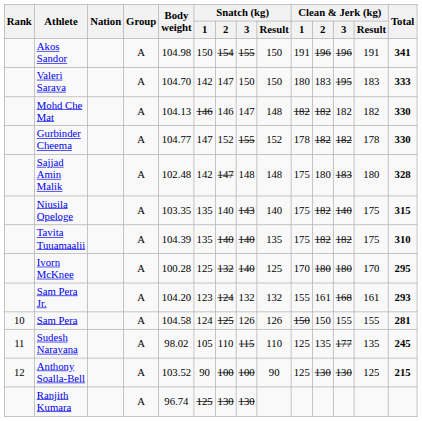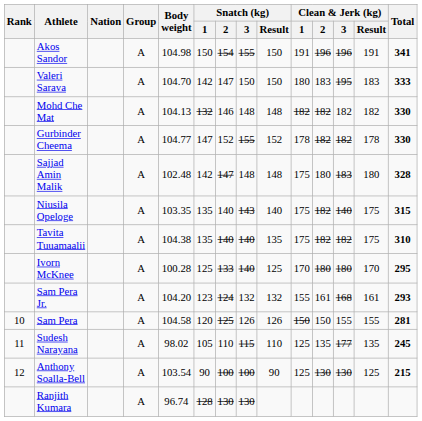(205, 111) 146 -> (205, 111) 132
(247, 111) 147 -> (247, 111) 148
(176, 239) 104.39 -> (176, 239) 104.38
(226, 268) 132 -> (226, 268) 133
(205, 320) 124 -> (205, 320) 120
(176, 372) 103.52 -> (176, 372) 103.54
(205, 401) 125 -> (205, 401) 128
